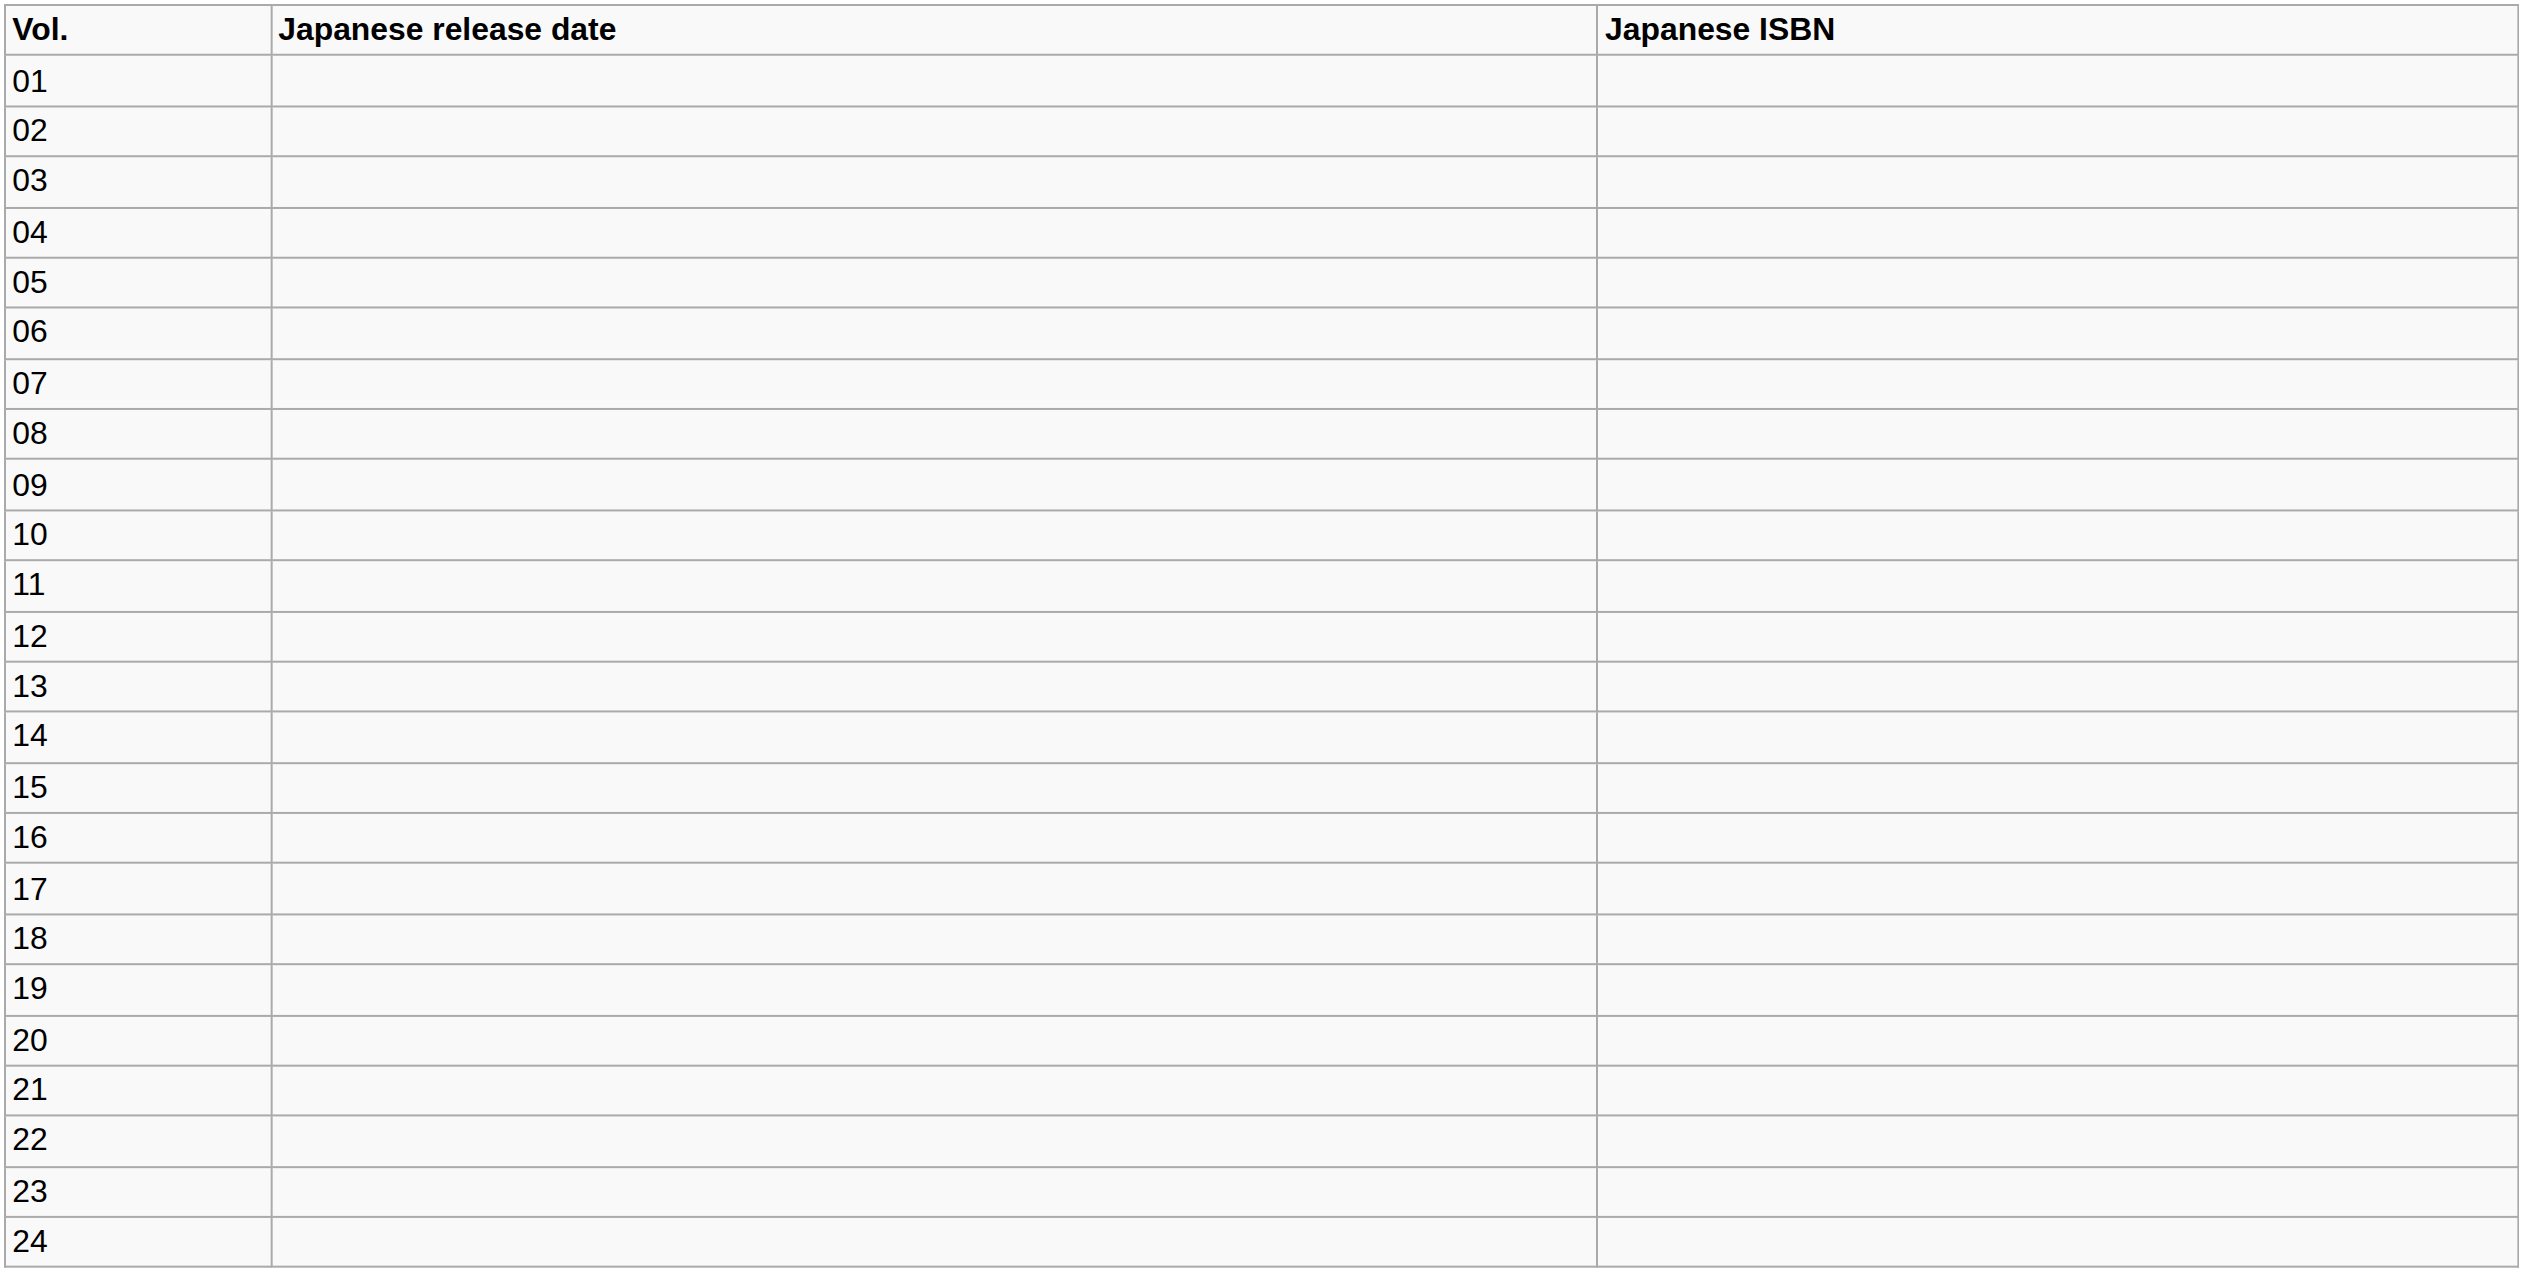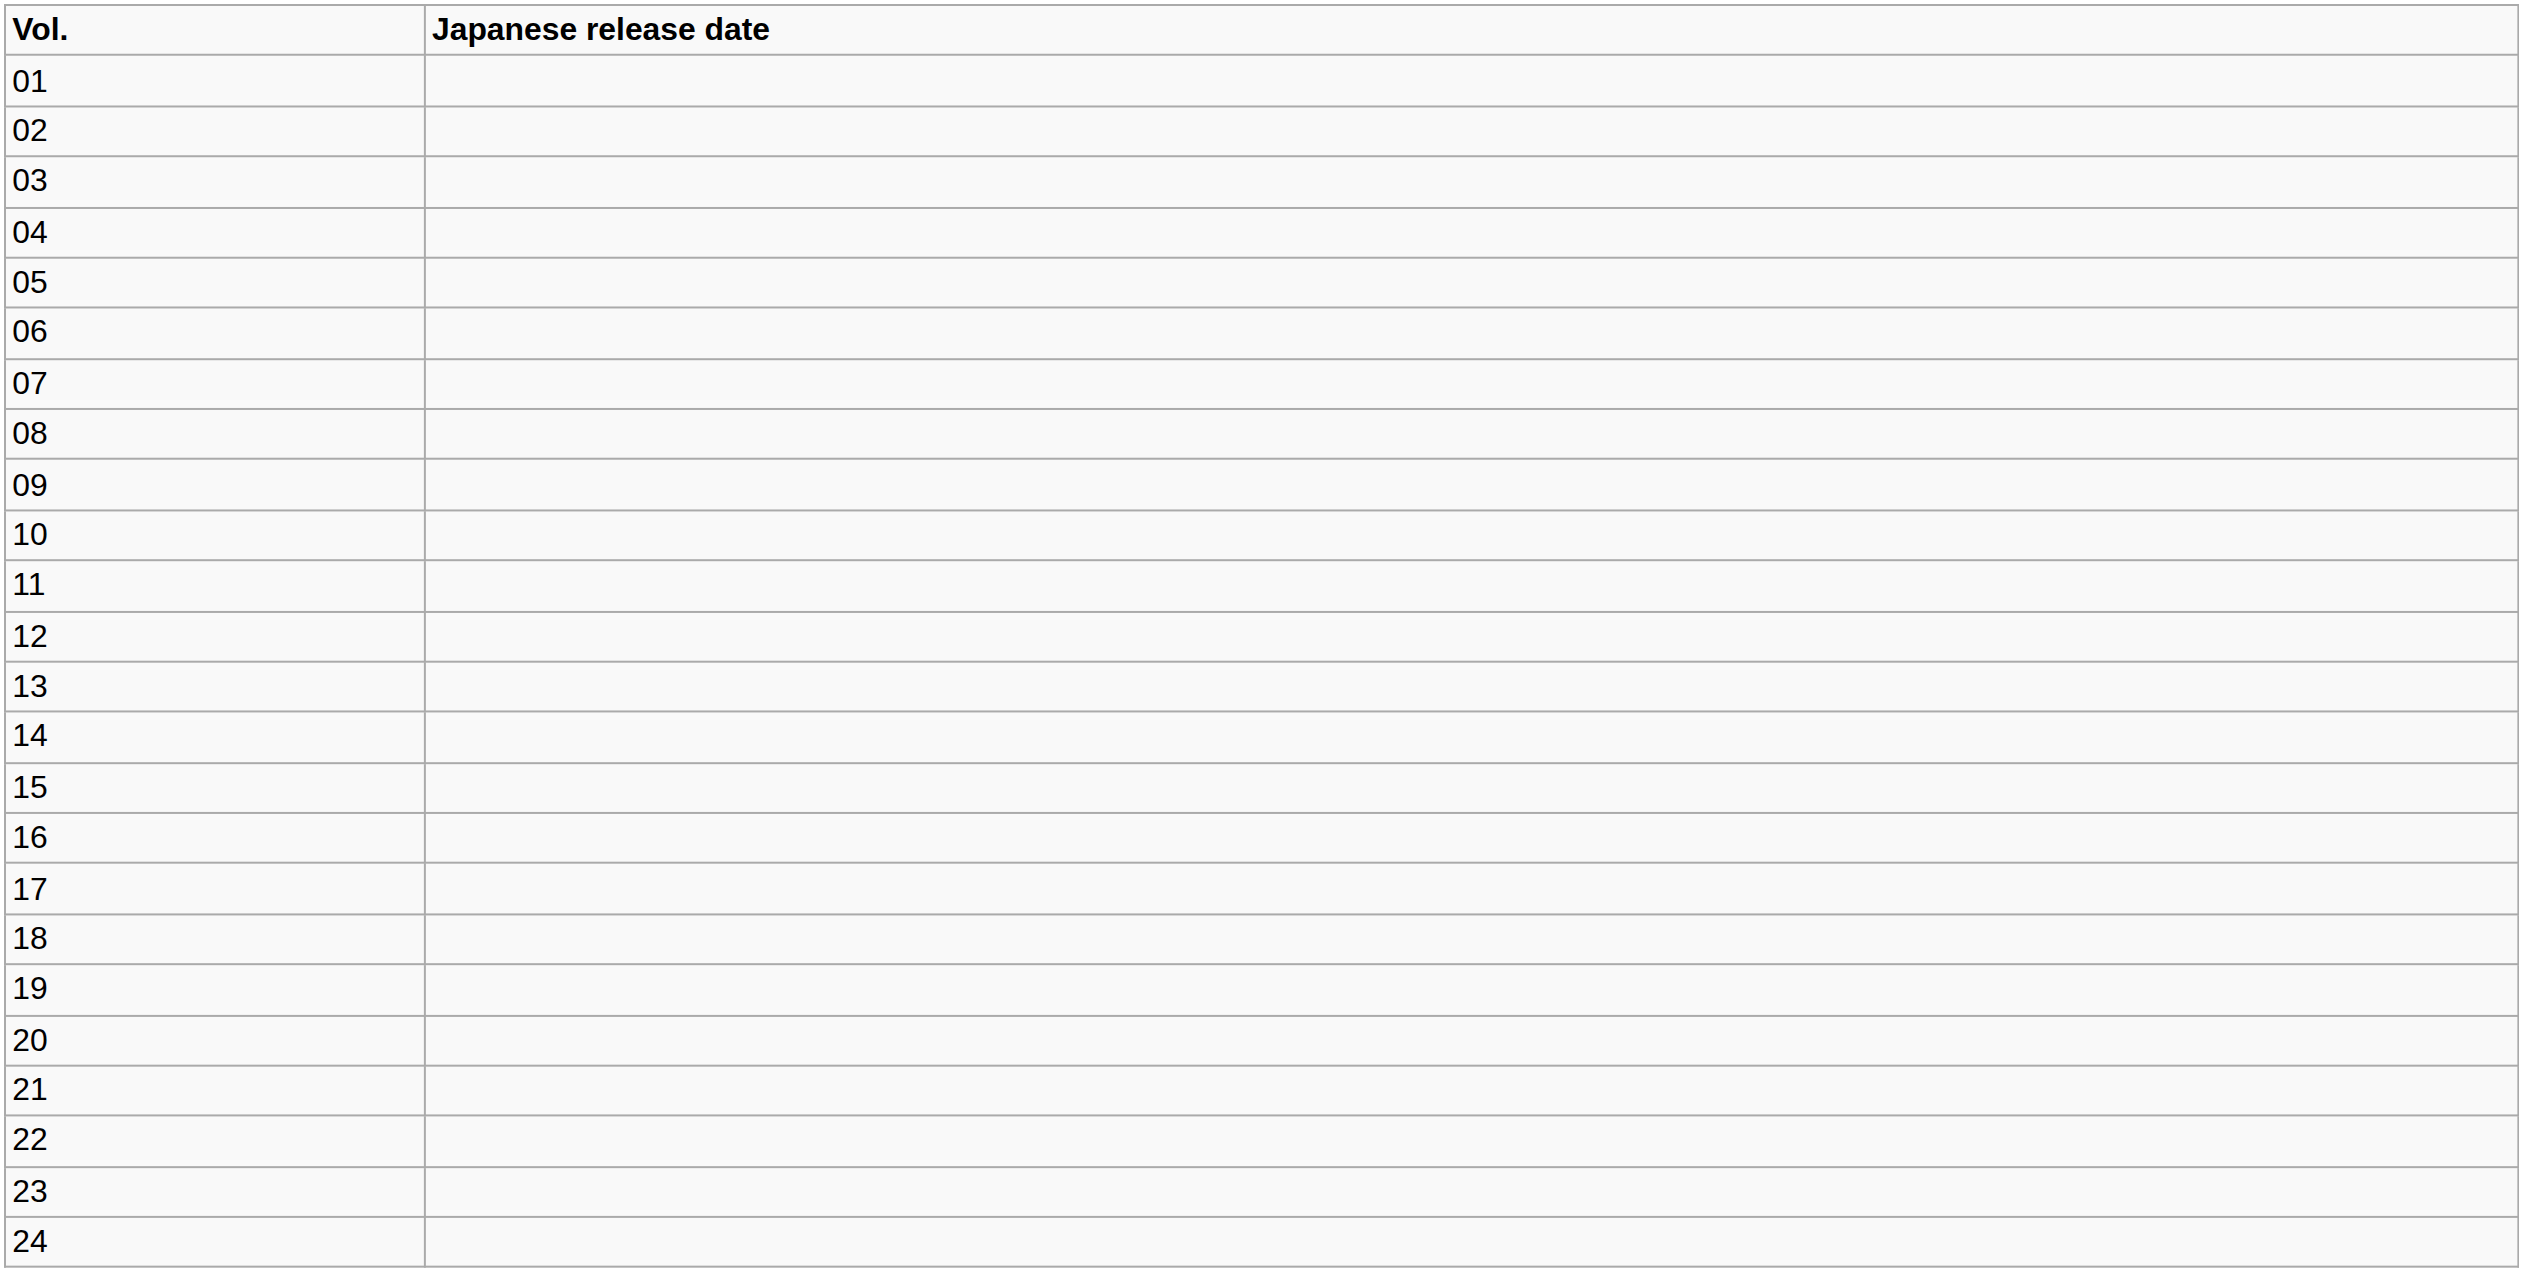- column: (1720, 29)
